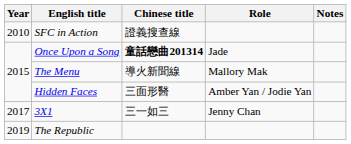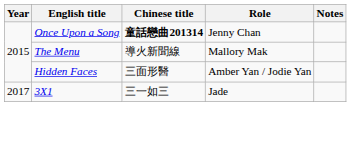- row: (66, 32)
(218, 52) Jade -> (234, 32) Jenny Chan
(234, 111) Jenny Chan -> (218, 91) Jade
- row: (64, 130)
